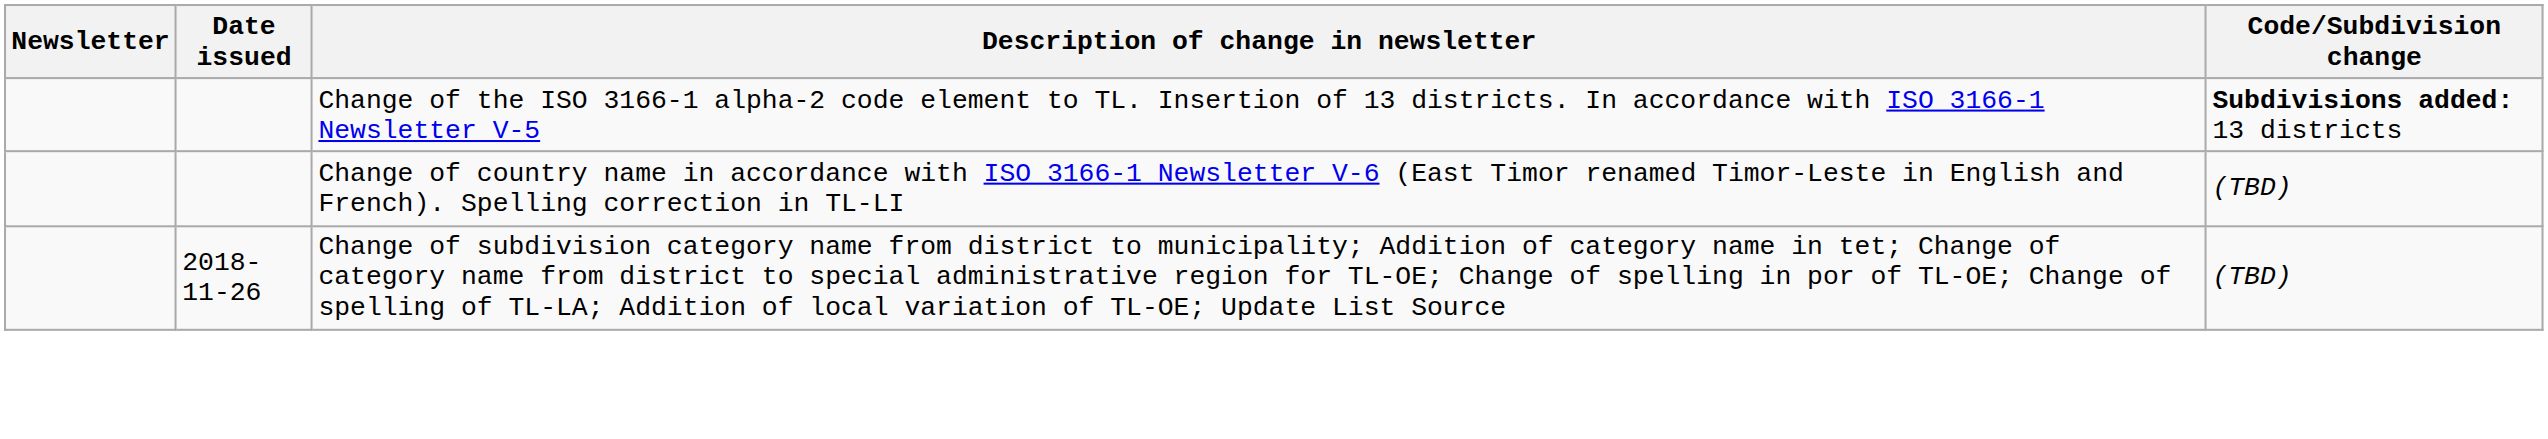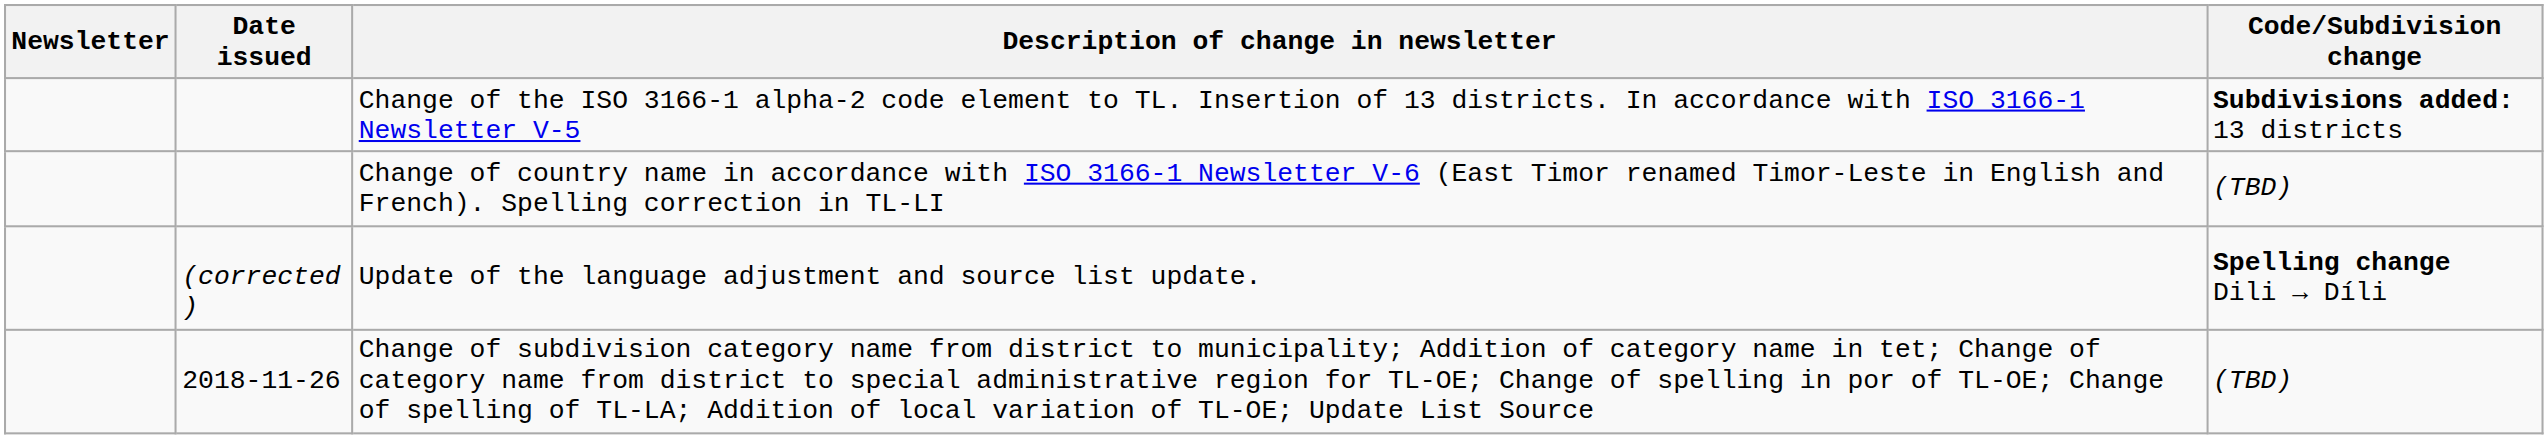+ row: (810, 277)
